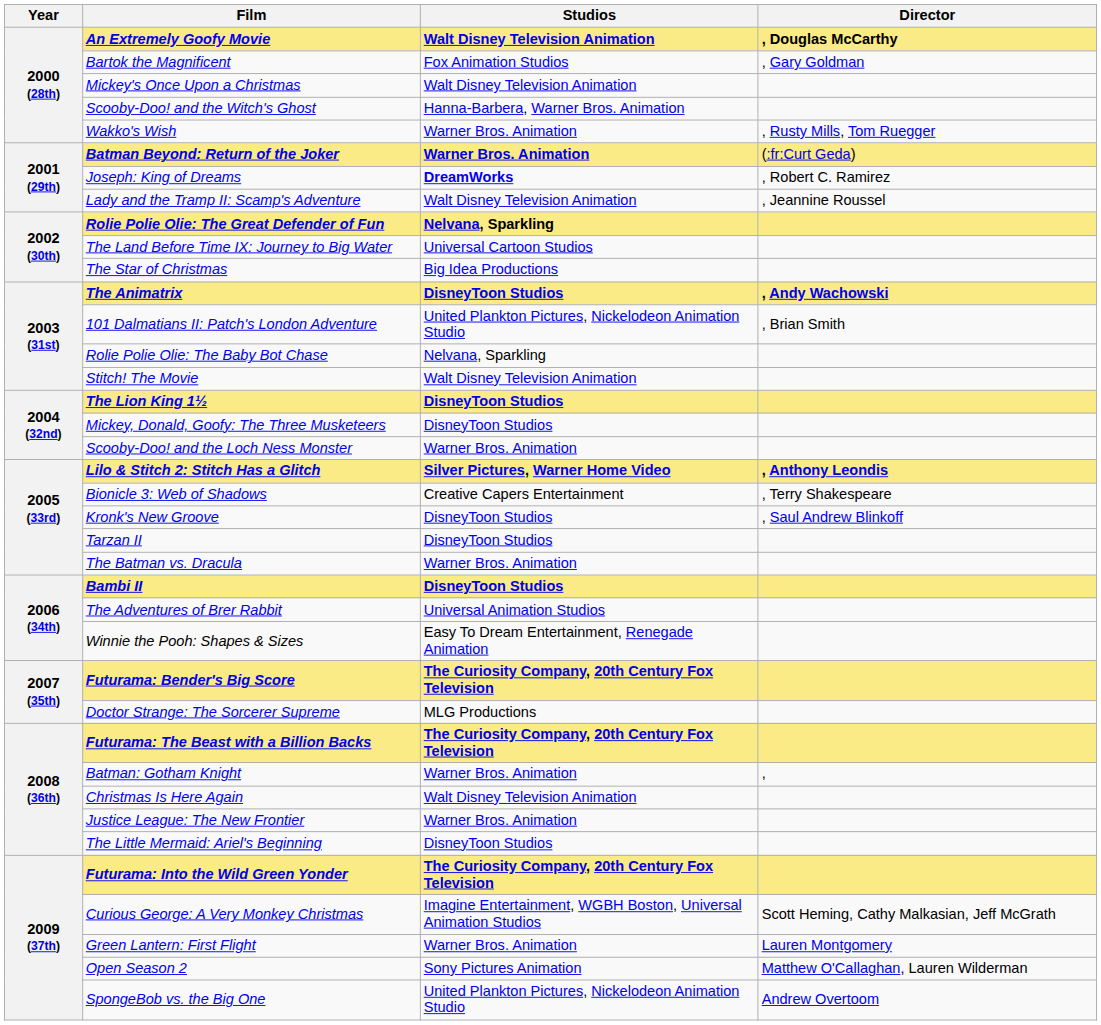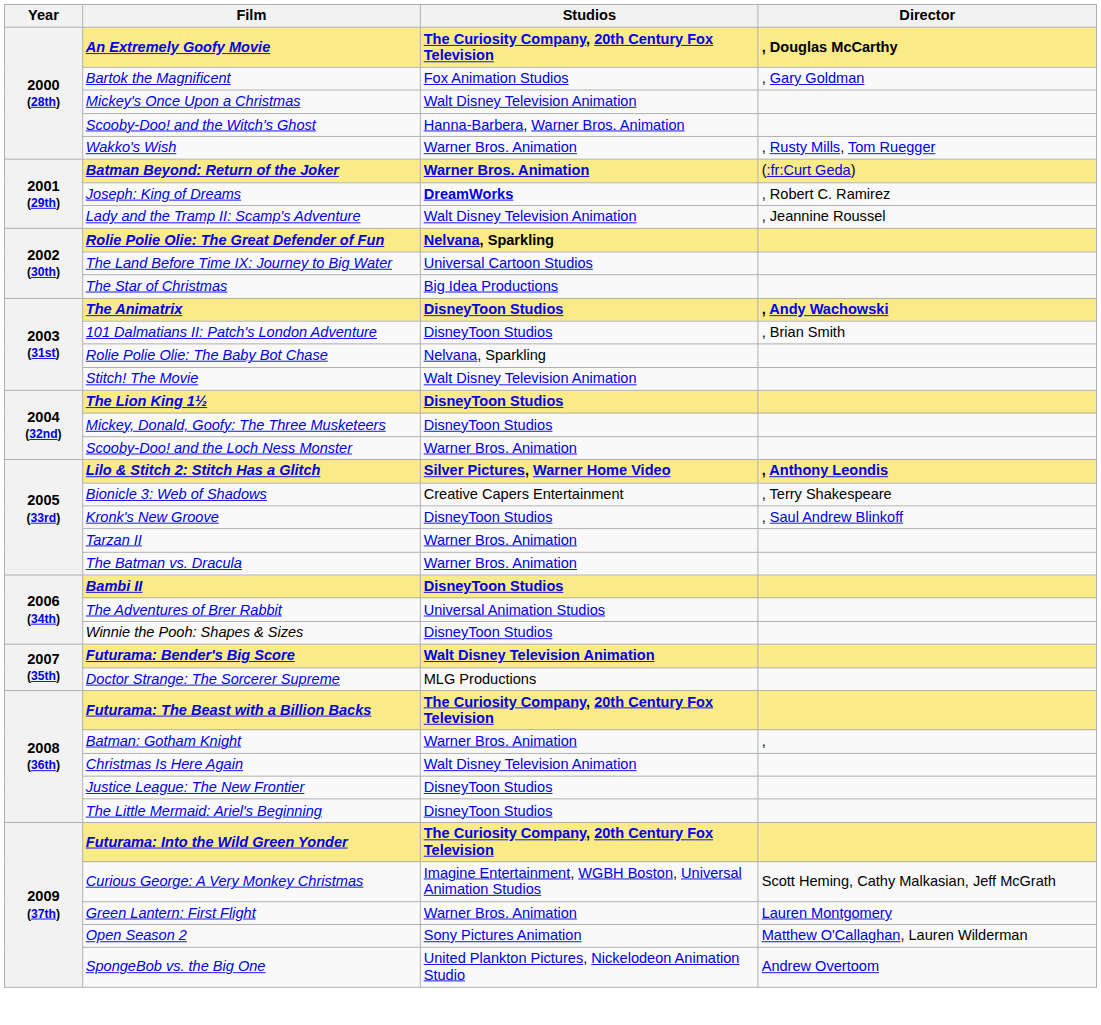(539, 39) Walt Disney Television Animation -> (568, 47) The Curiosity Company, 20th Century Fox Television
(582, 324) United Plankton Pictures, Nickelodeon Animation Studio -> (488, 332) DisneyToon Studios
(488, 540) DisneyToon Studios -> (500, 540) Warner Bros. Animation
(558, 640) Easy To Dream Entertainment, Renegade Animation -> (488, 632) DisneyToon Studios
(568, 680) The Curiosity Company, 20th Century Fox Television -> (539, 655) Walt Disney Television Animation
(500, 820) Warner Bros. Animation -> (488, 787) DisneyToon Studios
